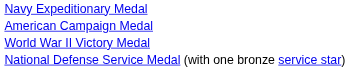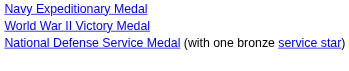- row: (79, 26)
